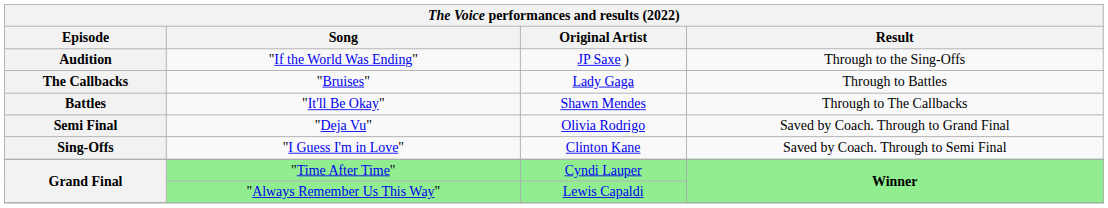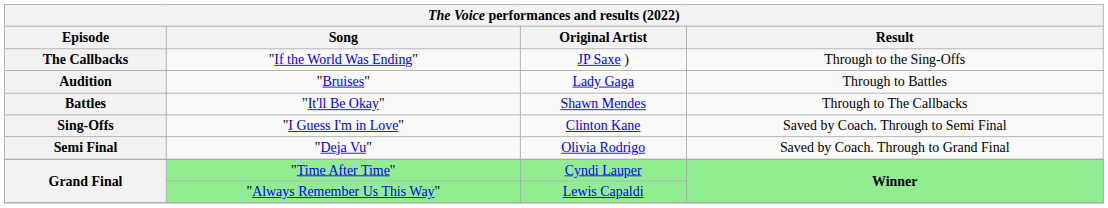(86, 59) Audition -> (86, 59) The Callbacks
(86, 81) The Callbacks -> (86, 81) Audition
rows swapped: (343, 147) <-> (343, 125)
